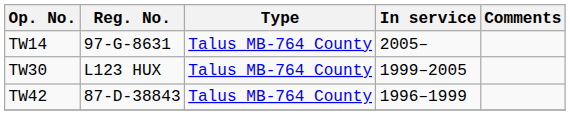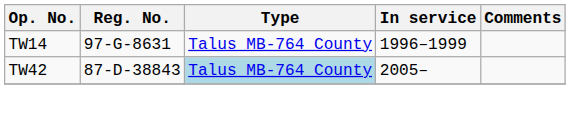(404, 44) 2005– -> (423, 44) 1996–1999
- row: (28, 70)
(280, 97) no background -> (280, 70) lightblue background
(423, 97) 1996–1999 -> (404, 70) 2005–
